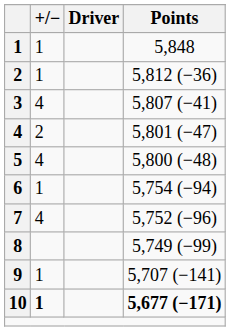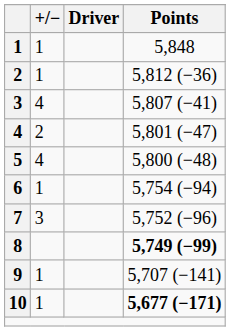(39, 217) 4 -> (39, 217) 3
(174, 246) normal -> (174, 246) bold
(39, 302) bold -> (39, 302) normal
